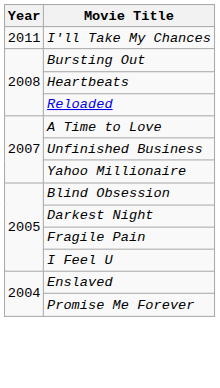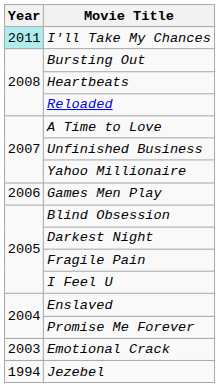(24, 38) no background -> (24, 38) paleturquoise background
+ row: (104, 194)
+ row: (108, 349)
+ row: (76, 372)
